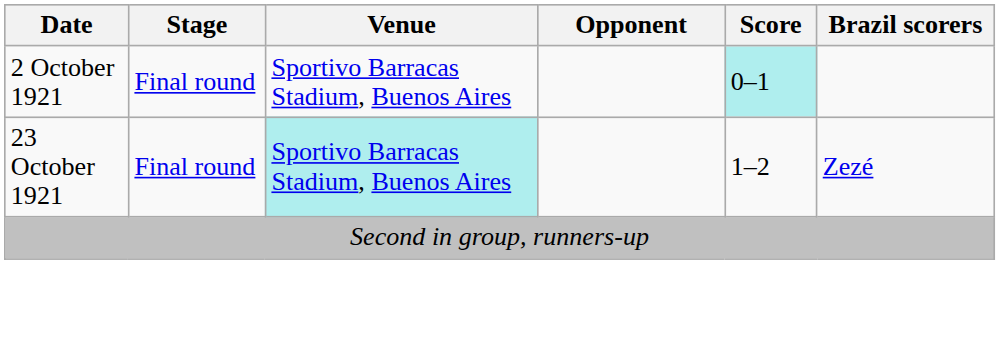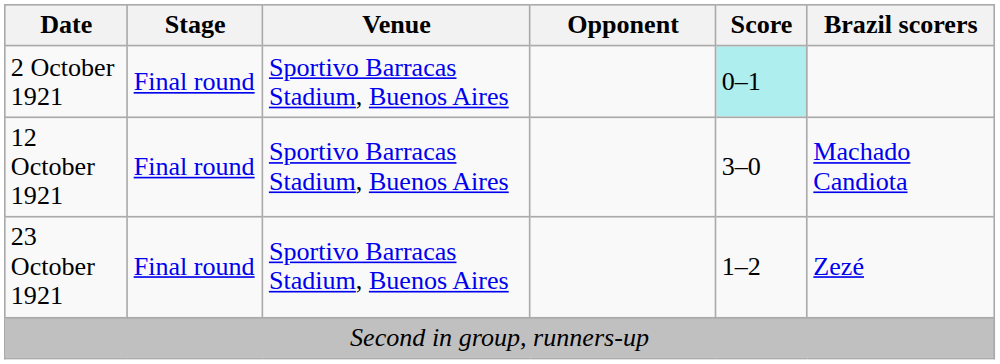+ row: (53, 166)
(391, 166) paleturquoise background -> (389, 266) no background
